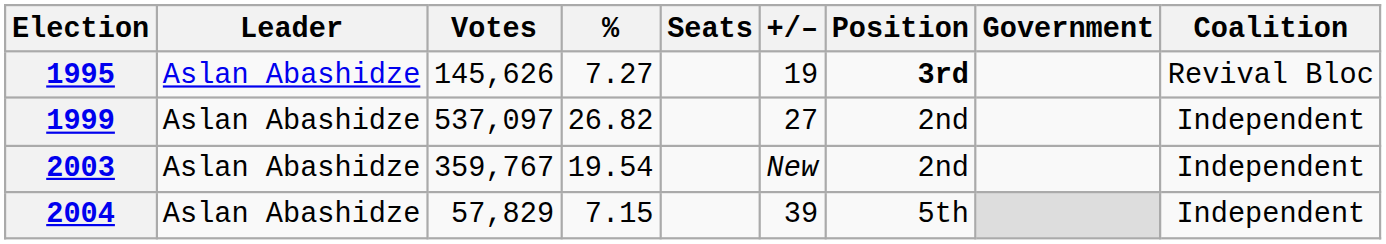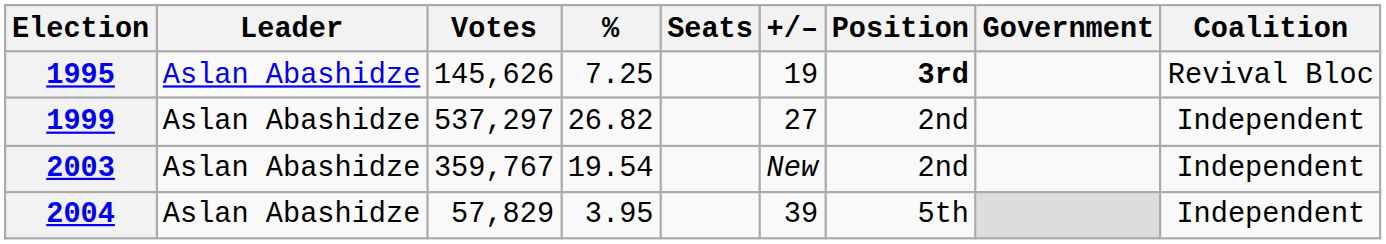(619, 75) 7.27 -> (619, 75) 7.25
(494, 122) 537,097 -> (494, 122) 537,297
(619, 215) 7.15 -> (619, 215) 3.95
